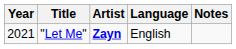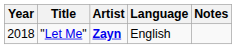(21, 33) 2021 -> (21, 33) 2018
